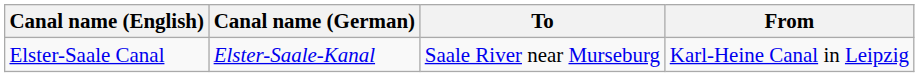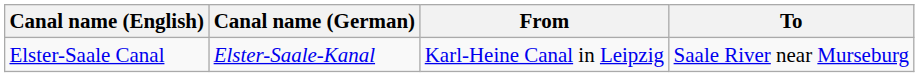columns swapped: (789, 21) <-> (542, 21)
